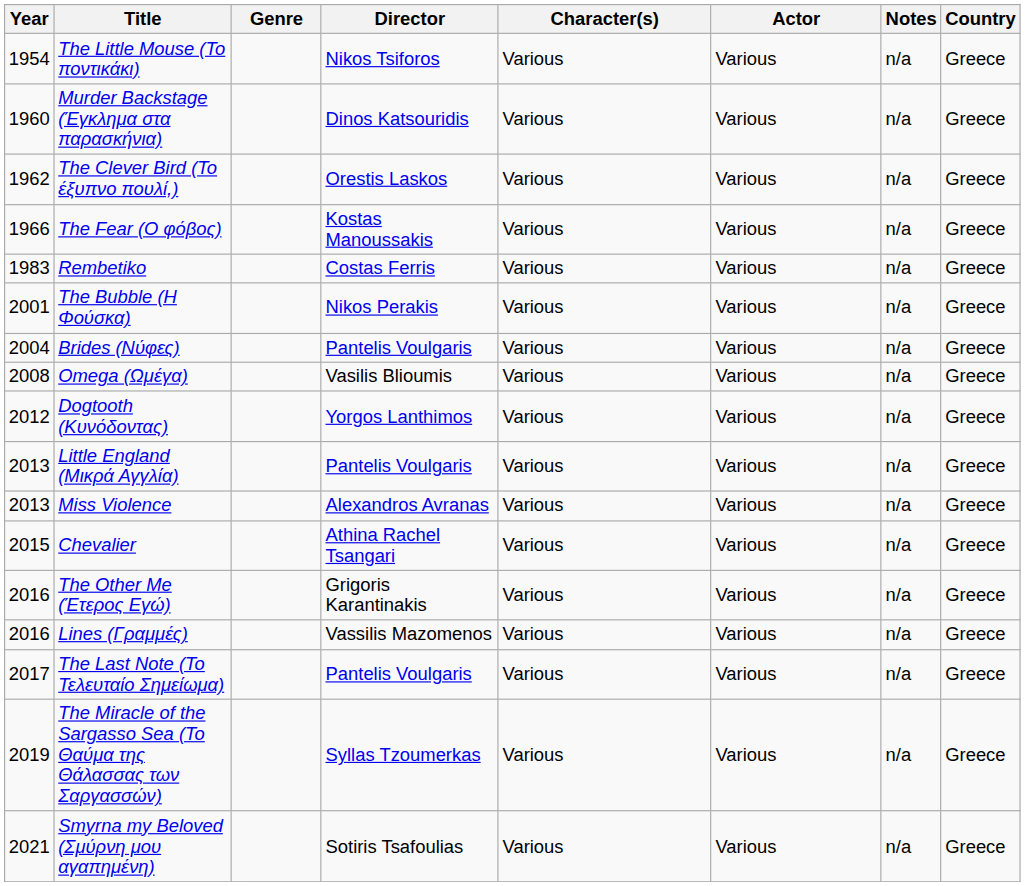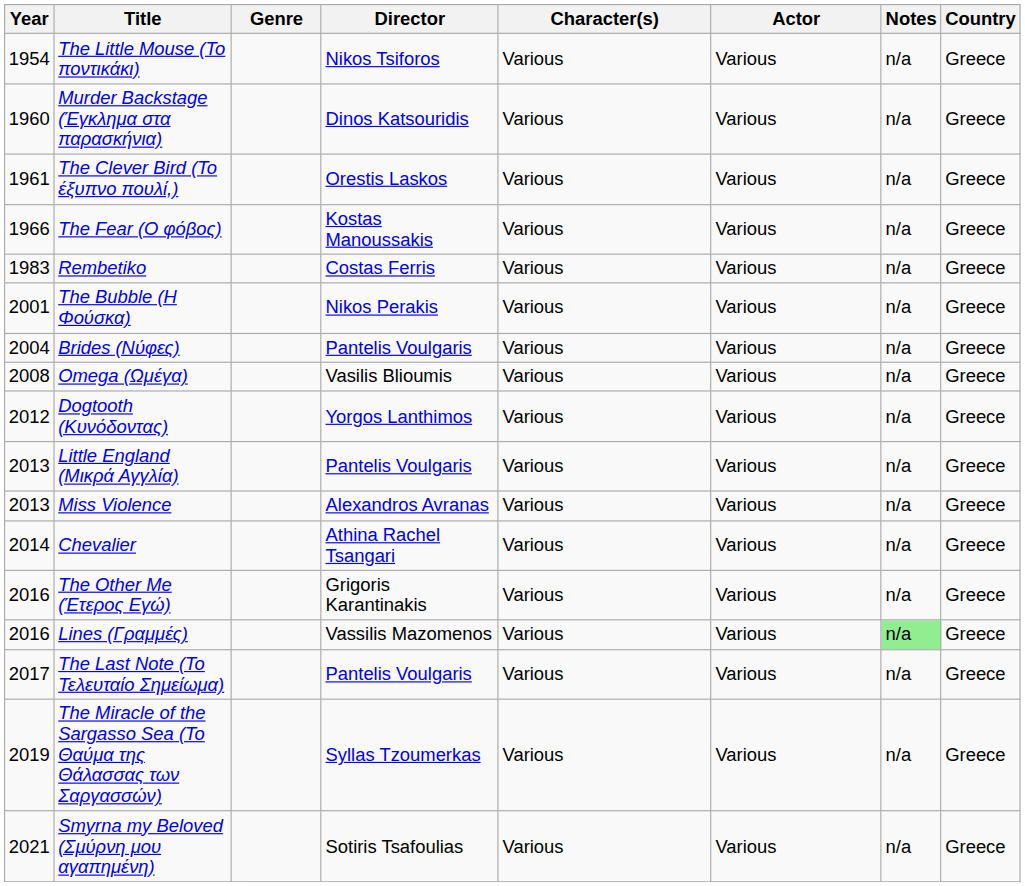(29, 179) 1962 -> (29, 179) 1961
(29, 545) 2015 -> (29, 545) 2014
(898, 634) no background -> (898, 634) lightgreen background
